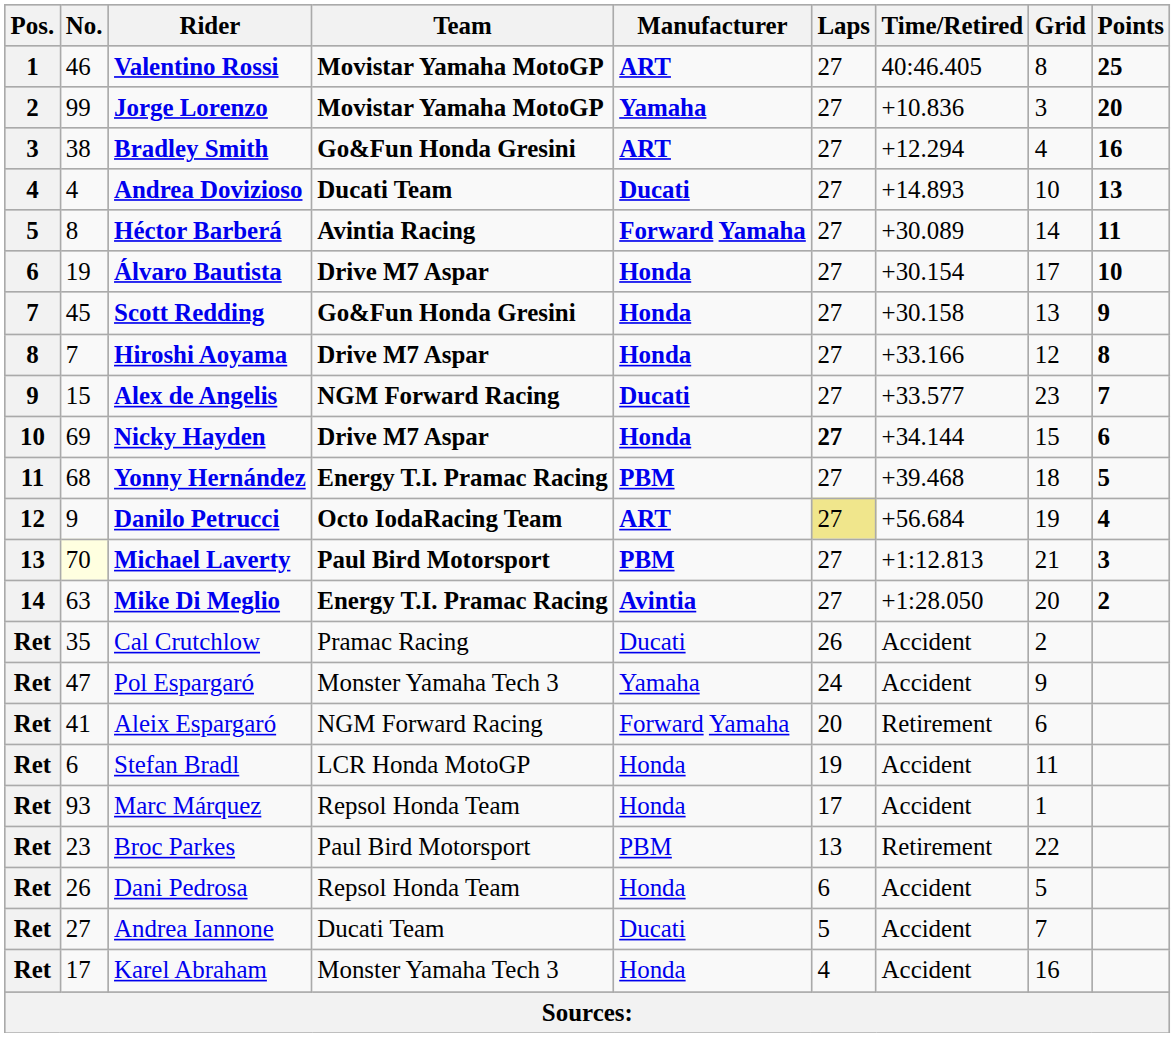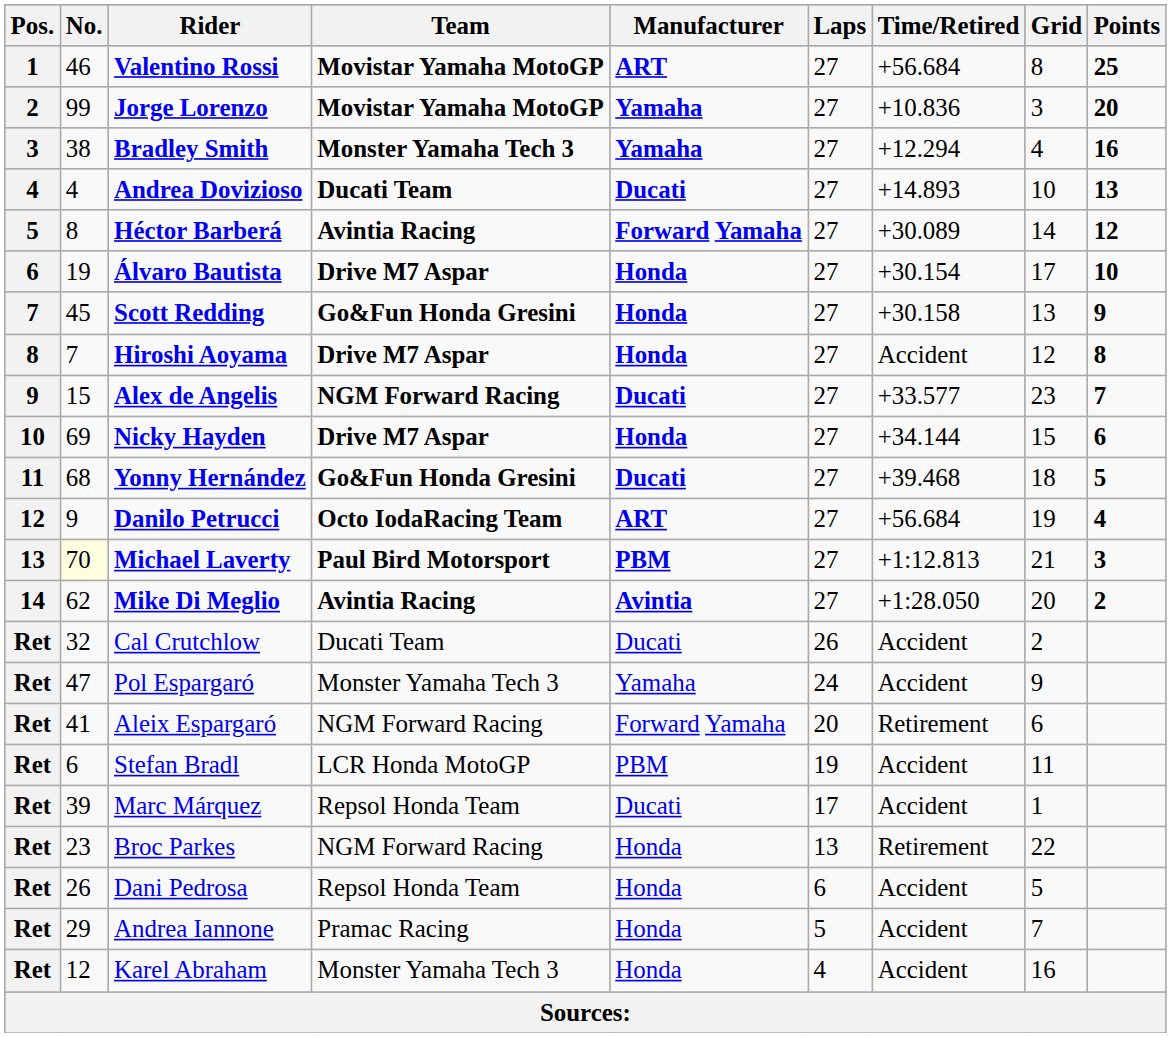(932, 66) 40:46.405 -> (919, 66) +56.684
(446, 148) Go&Fun Honda Gresini -> (446, 148) Monster Yamaha Tech 3
(645, 148) ART -> (659, 148) Yamaha
(1109, 230) 11 -> (1106, 230) 12
(923, 354) +33.166 -> (923, 354) Accident
(830, 436) bold -> (826, 436) normal
(462, 477) Energy T.I. Pramac Racing -> (446, 477) Go&Fun Honda Gresini
(647, 477) PBM -> (651, 477) Ducati
(830, 518) khaki background -> (826, 518) no background
(78, 600) 63 -> (78, 600) 62
(462, 600) Energy T.I. Pramac Racing -> (396, 600) Avintia Racing
(78, 641) 35 -> (78, 641) 32
(393, 641) Pramac Racing -> (381, 641) Ducati Team
(652, 765) Honda -> (642, 765) PBM
(78, 806) 93 -> (78, 806) 39
(652, 806) Honda -> (648, 806) Ducati
(424, 847) Paul Bird Motorsport -> (430, 847) NGM Forward Racing
(646, 847) PBM -> (648, 847) Honda
(78, 929) 27 -> (78, 929) 29
(381, 929) Ducati Team -> (393, 929) Pramac Racing
(652, 929) Ducati -> (648, 929) Honda
(78, 970) 17 -> (78, 970) 12
